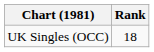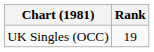(130, 36) 18 -> (130, 36) 19
